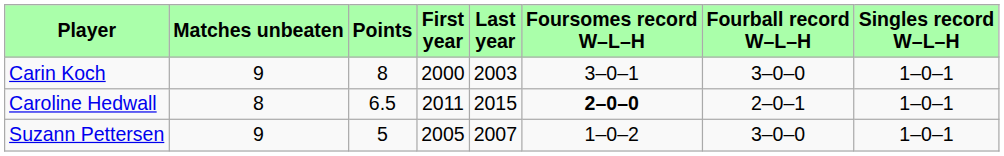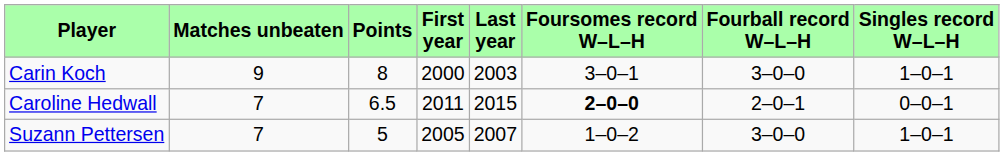(258, 103) 8 -> (258, 103) 7
(926, 103) 1–0–1 -> (926, 103) 0–0–1
(258, 134) 9 -> (258, 134) 7
